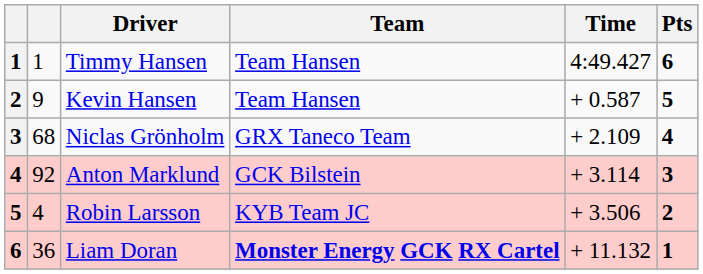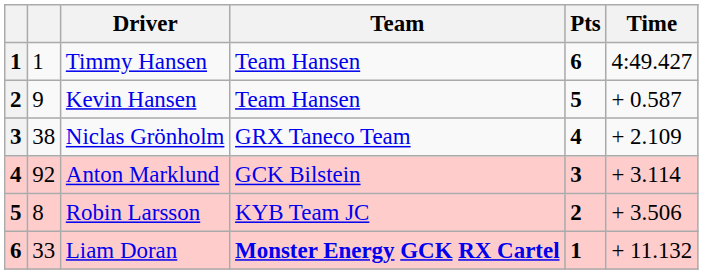columns swapped: (611, 23) <-> (677, 23)
(44, 137) 68 -> (44, 137) 38
(38, 212) 4 -> (38, 212) 8
(44, 250) 36 -> (44, 250) 33
